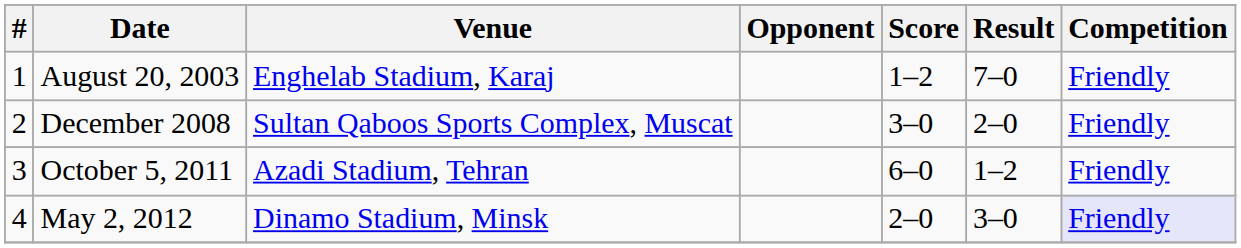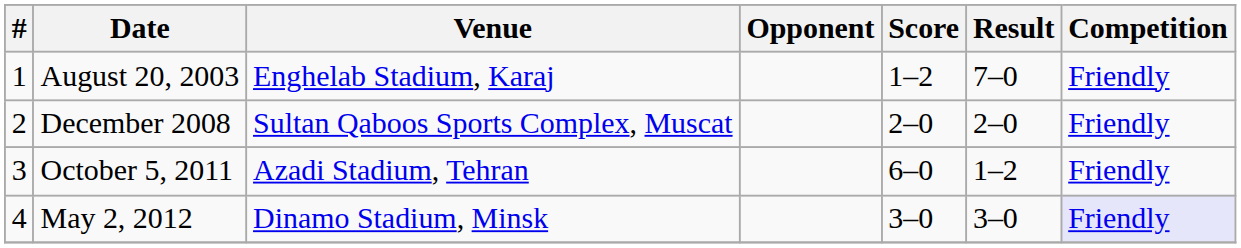(911, 123) 3–0 -> (911, 123) 2–0
(911, 218) 2–0 -> (911, 218) 3–0
